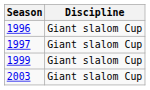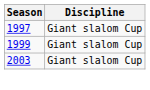- row: (19, 29)
